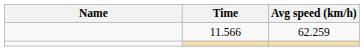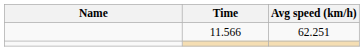(314, 31) 62.259 -> (314, 31) 62.251
